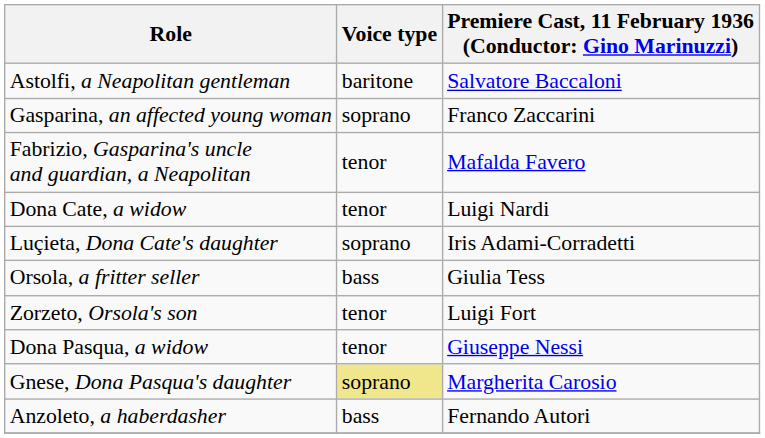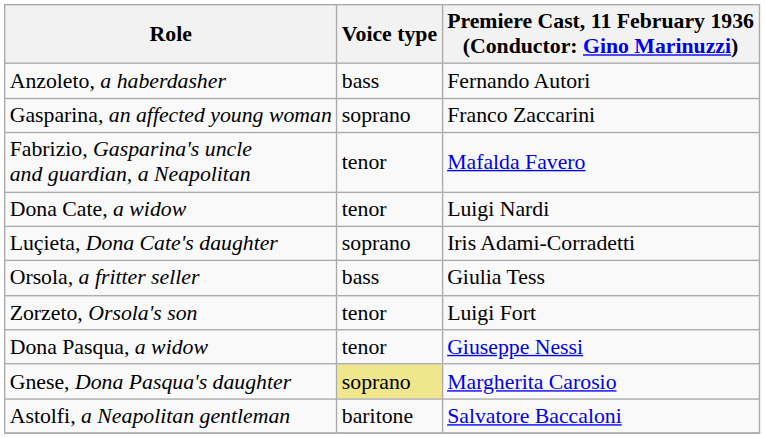rows swapped: (150, 80) <-> (118, 415)
